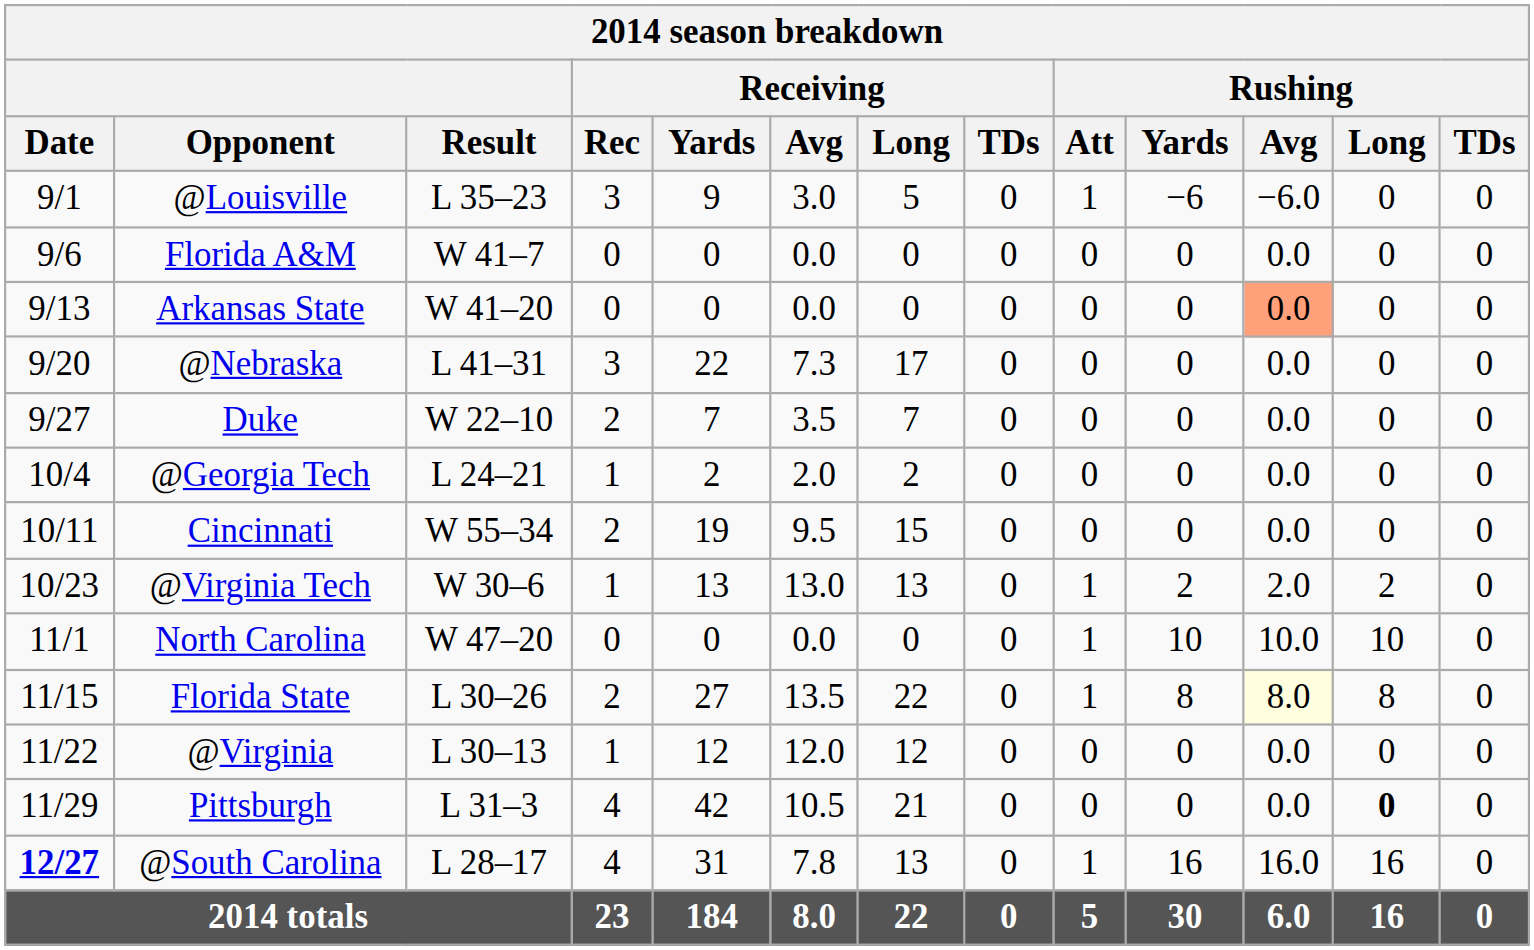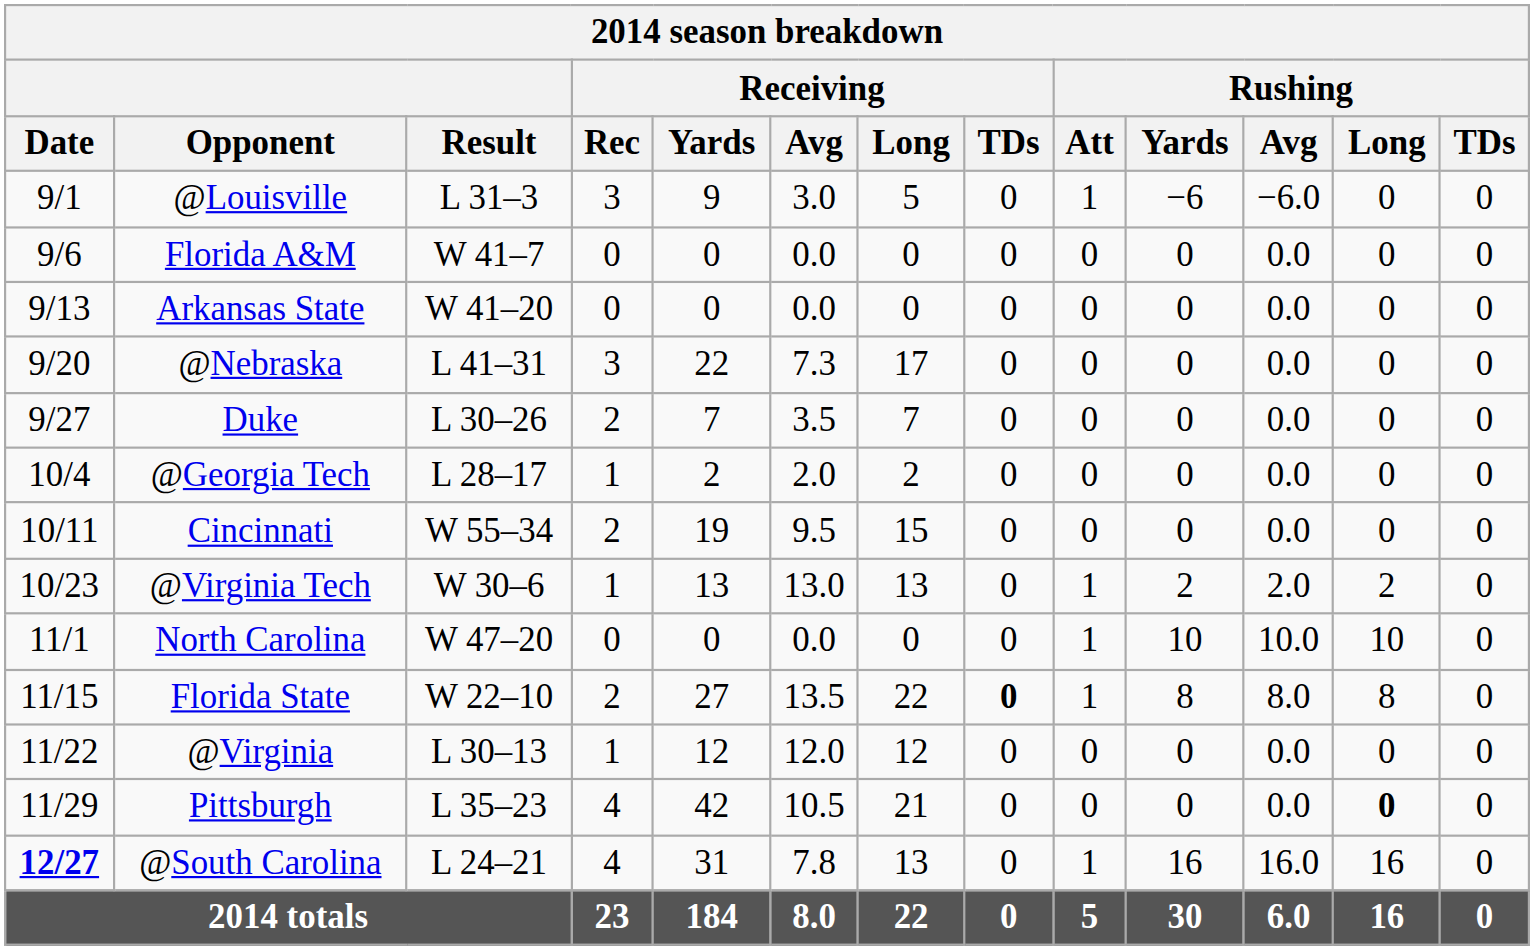(489, 198) L 35–23 -> (489, 198) L 31–3
(1289, 308) lightsalmon background -> (1289, 308) no background
(489, 419) W 22–10 -> (489, 419) L 30–26
(489, 474) L 24–21 -> (489, 474) L 28–17
(489, 695) L 30–26 -> (489, 695) W 22–10
(1009, 695) normal -> (1009, 695) bold
(1289, 695) lightyellow background -> (1289, 695) no background
(489, 806) L 31–3 -> (489, 806) L 35–23
(489, 861) L 28–17 -> (489, 861) L 24–21
